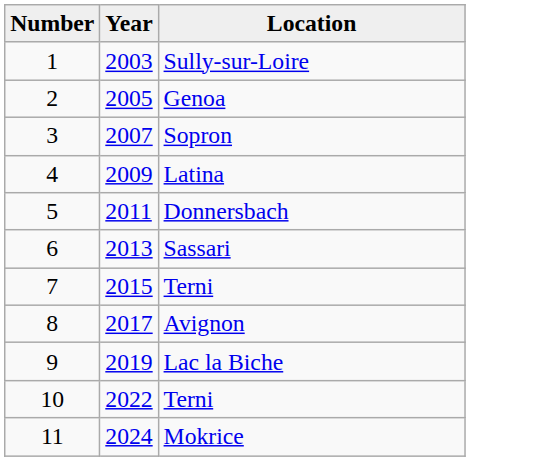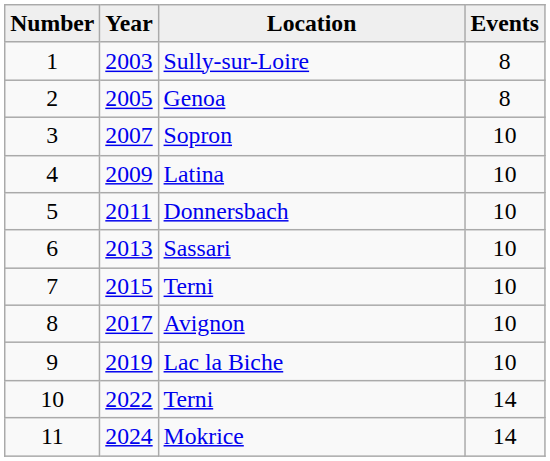+ column: (505, 23)
